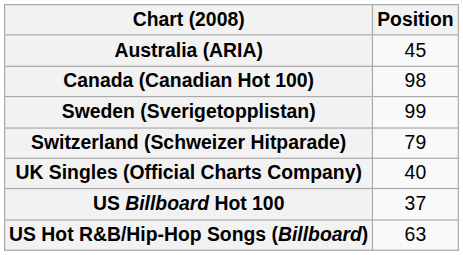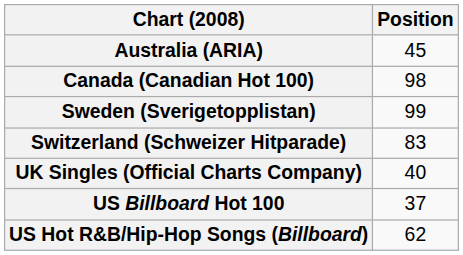(415, 142) 79 -> (415, 142) 83
(415, 234) 63 -> (415, 234) 62
